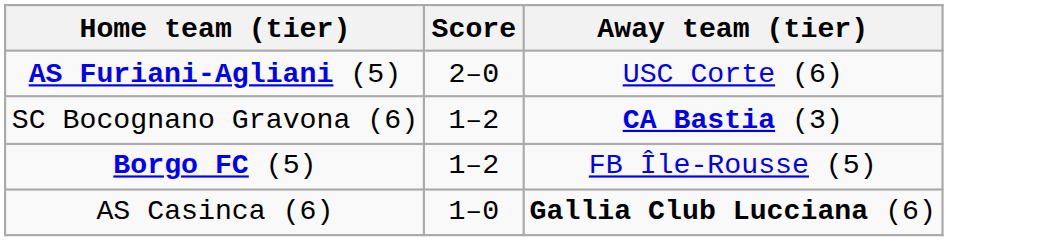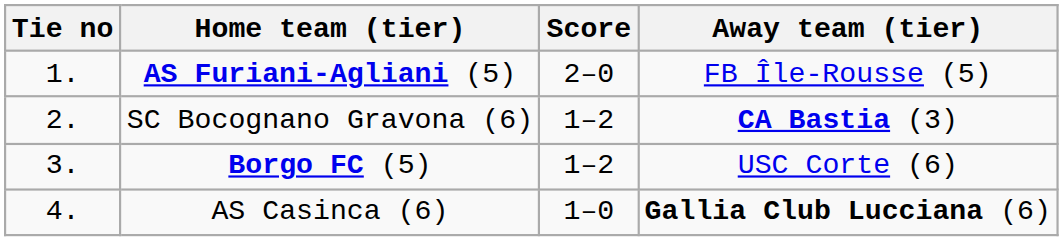+ column: (63, 28)
(733, 74) USC Corte (6) -> (848, 74) FB Île-Rousse (5)
(733, 166) FB Île-Rousse (5) -> (848, 166) USC Corte (6)
